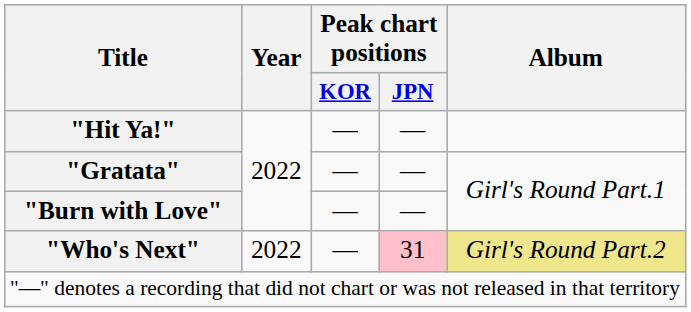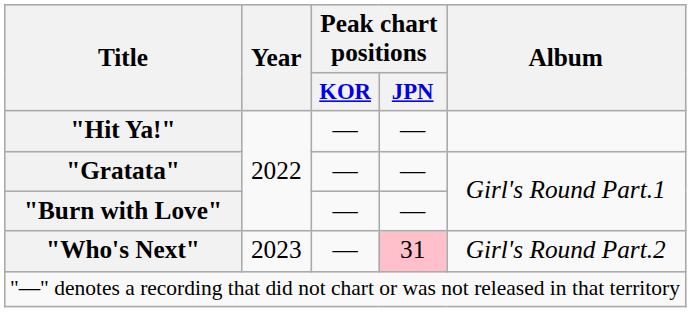(276, 250) 2022 -> (276, 250) 2023
(566, 250) khaki background -> (566, 250) no background
